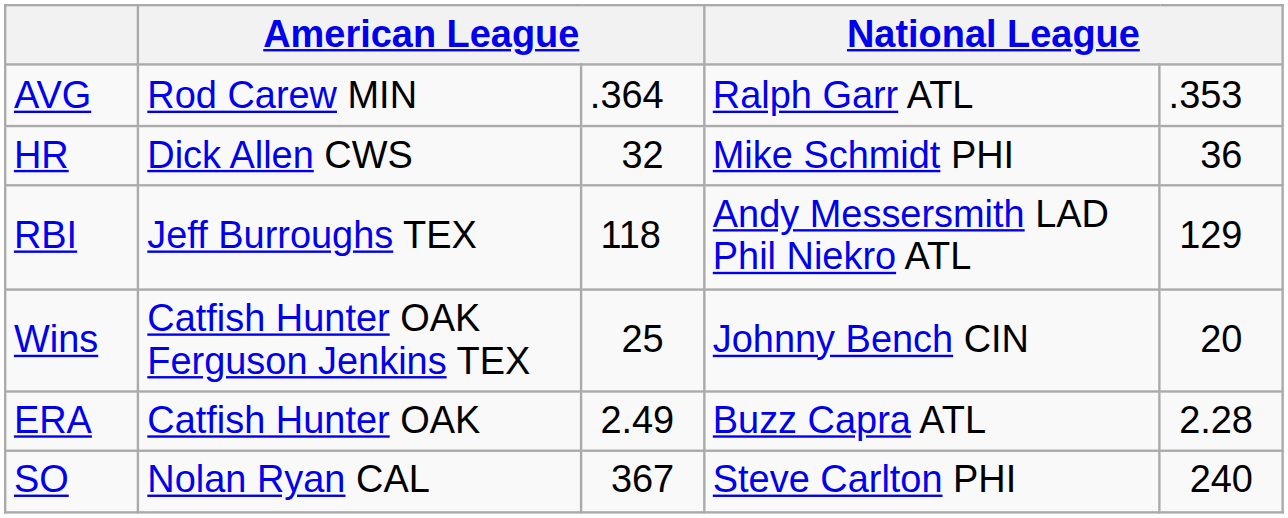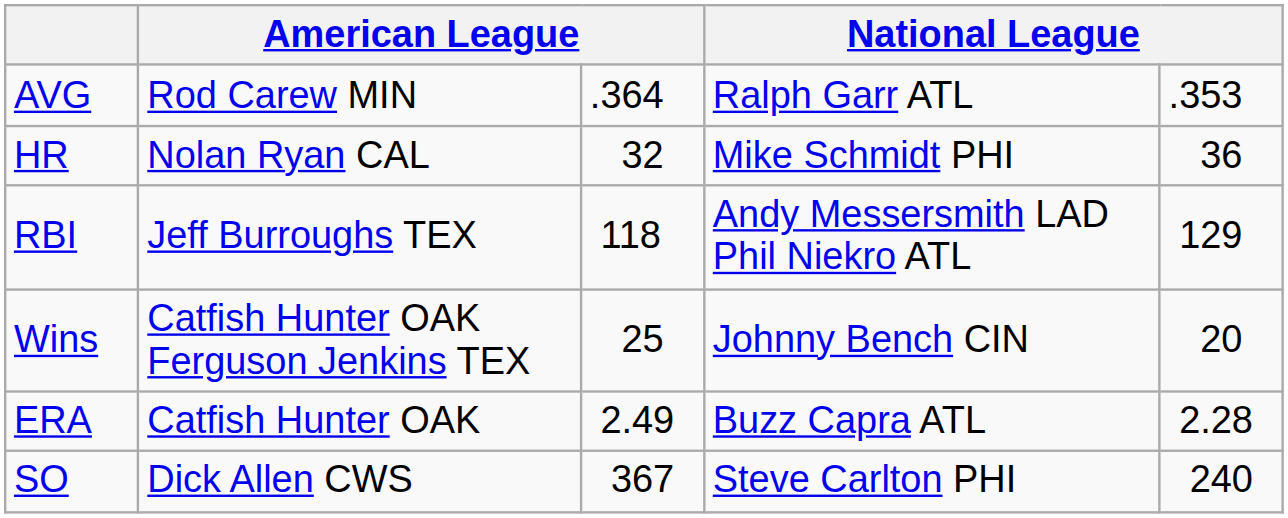(280, 154) Dick Allen CWS -> (289, 154) Nolan Ryan CAL
(289, 480) Nolan Ryan CAL -> (280, 480) Dick Allen CWS
